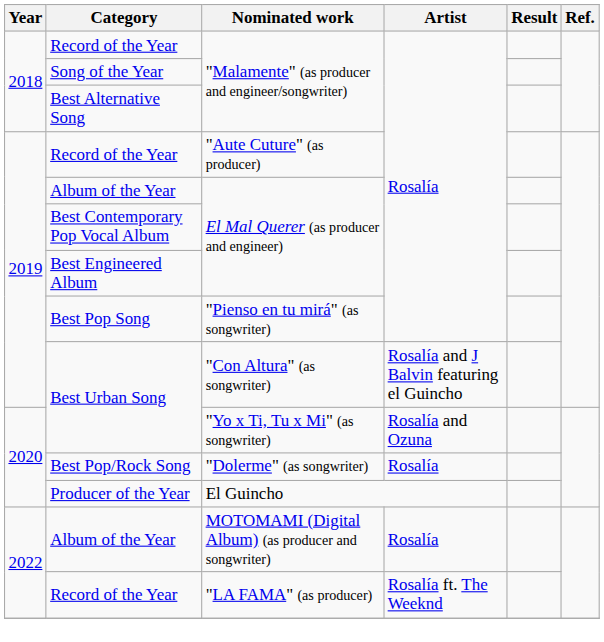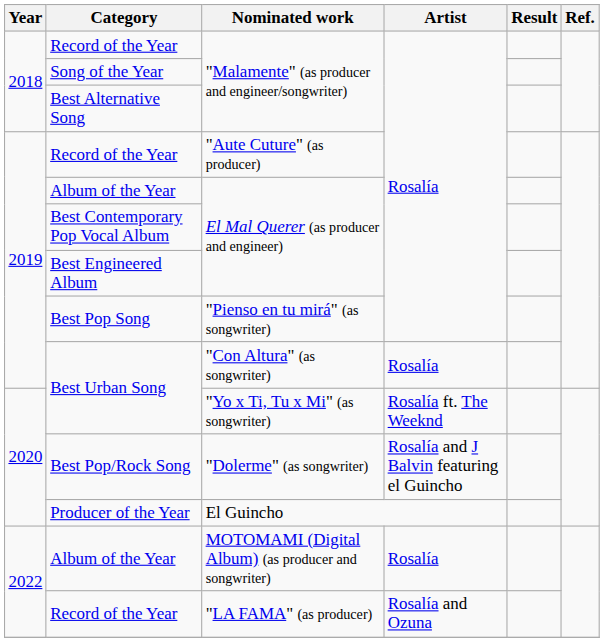(443, 374) Rosalía and J Balvin featuring el Guincho -> (413, 364) Rosalía
(427, 430) Rosalía and Ozuna -> (438, 410) Rosalía ft. The Weeknd
(413, 466) Rosalía -> (443, 466) Rosalía and J Balvin featuring el Guincho
(438, 594) Rosalía ft. The Weeknd -> (427, 613) Rosalía and Ozuna
